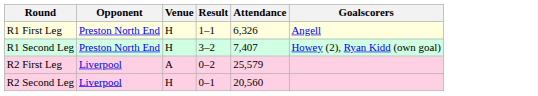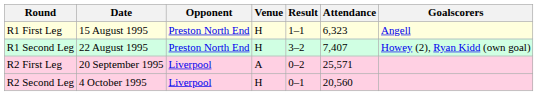+ column: (121, 13)
(245, 30) 6,326 -> (335, 30) 6,323
(248, 64) 25,579 -> (338, 64) 25,571
